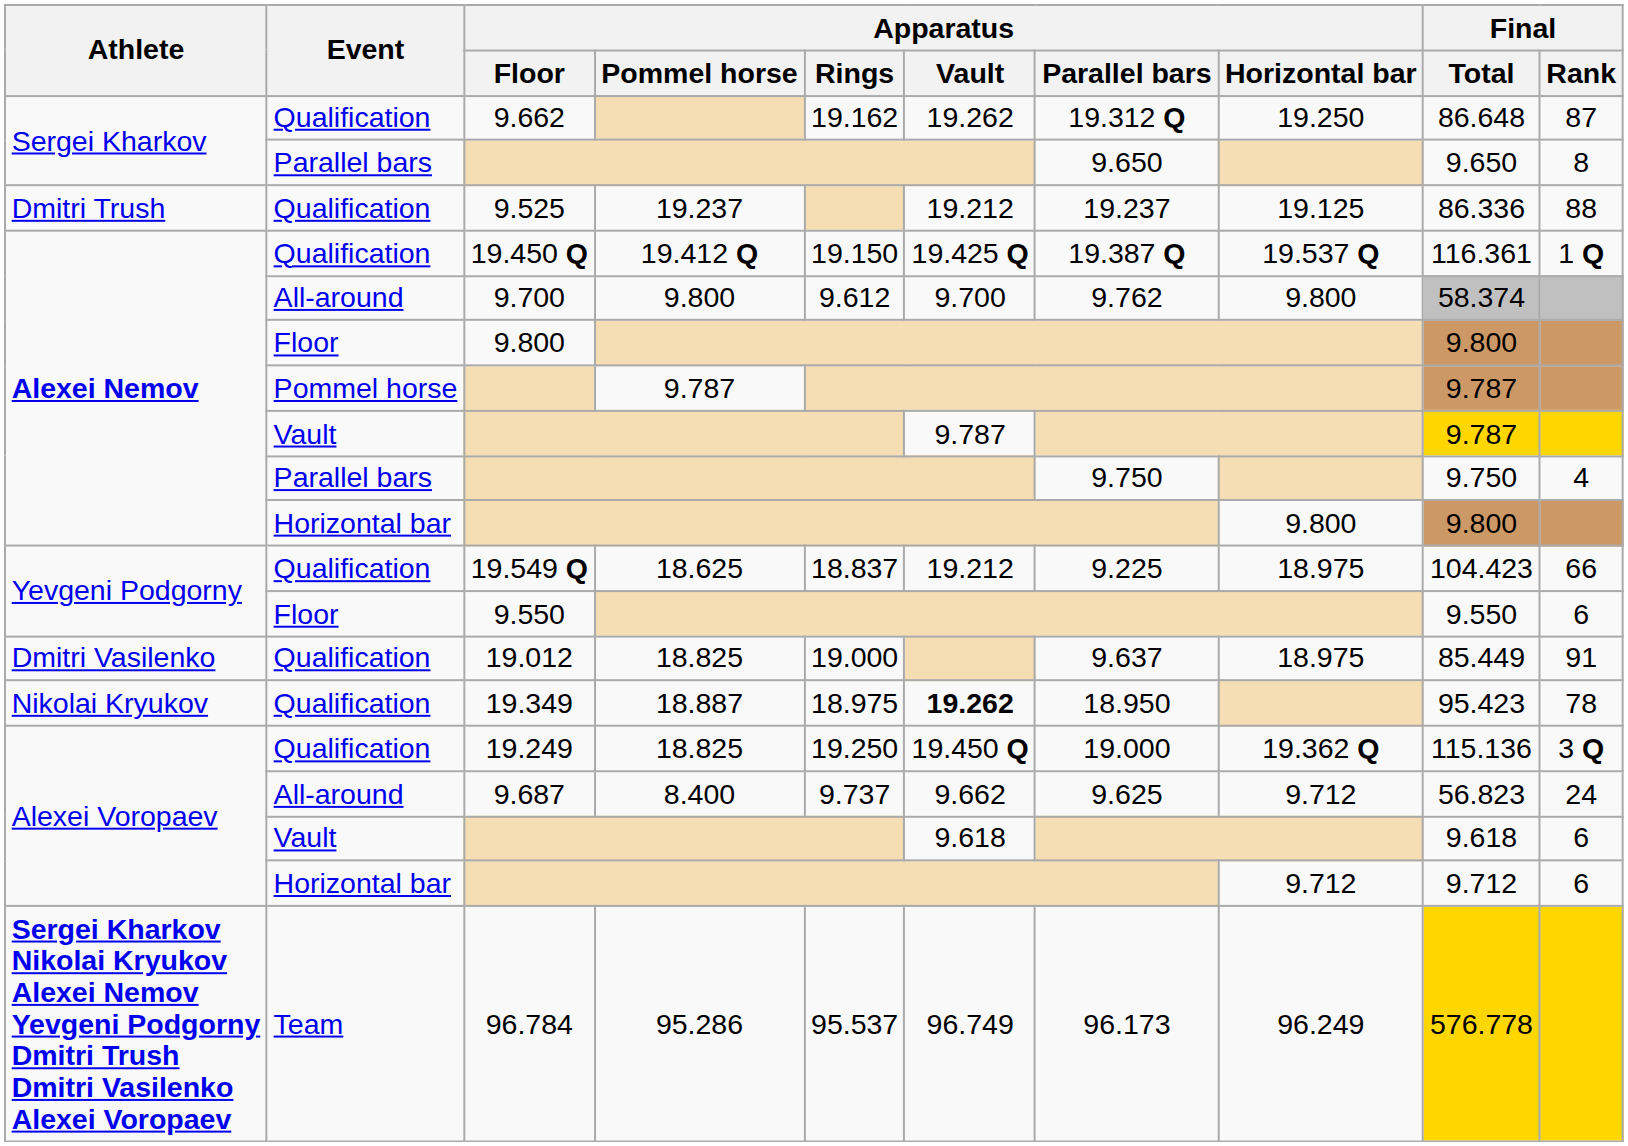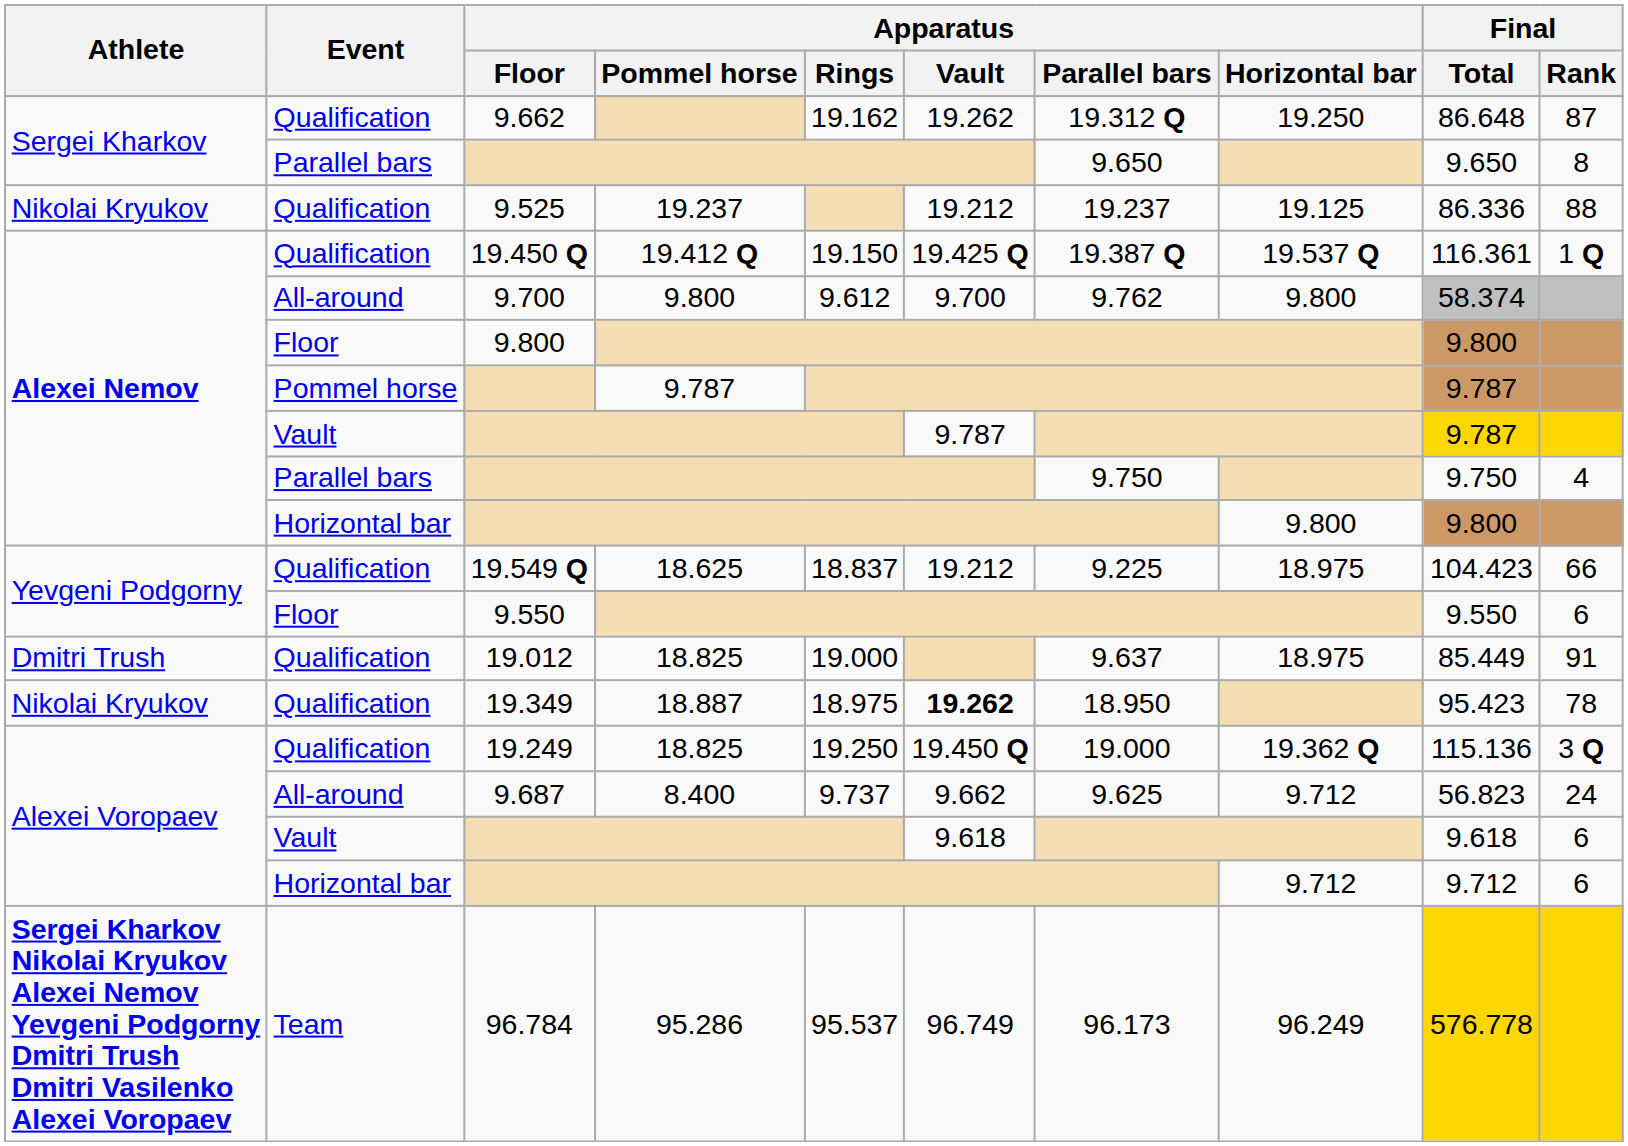(88, 208) Dmitri Trush -> (110, 208) Nikolai Kryukov
(114, 659) Dmitri Vasilenko -> (88, 659) Dmitri Trush
